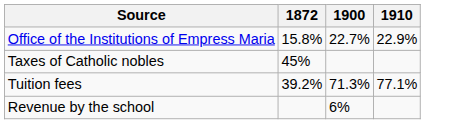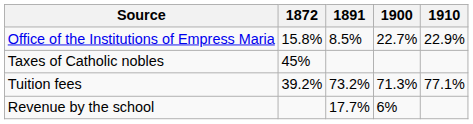+ column: (349, 15)
